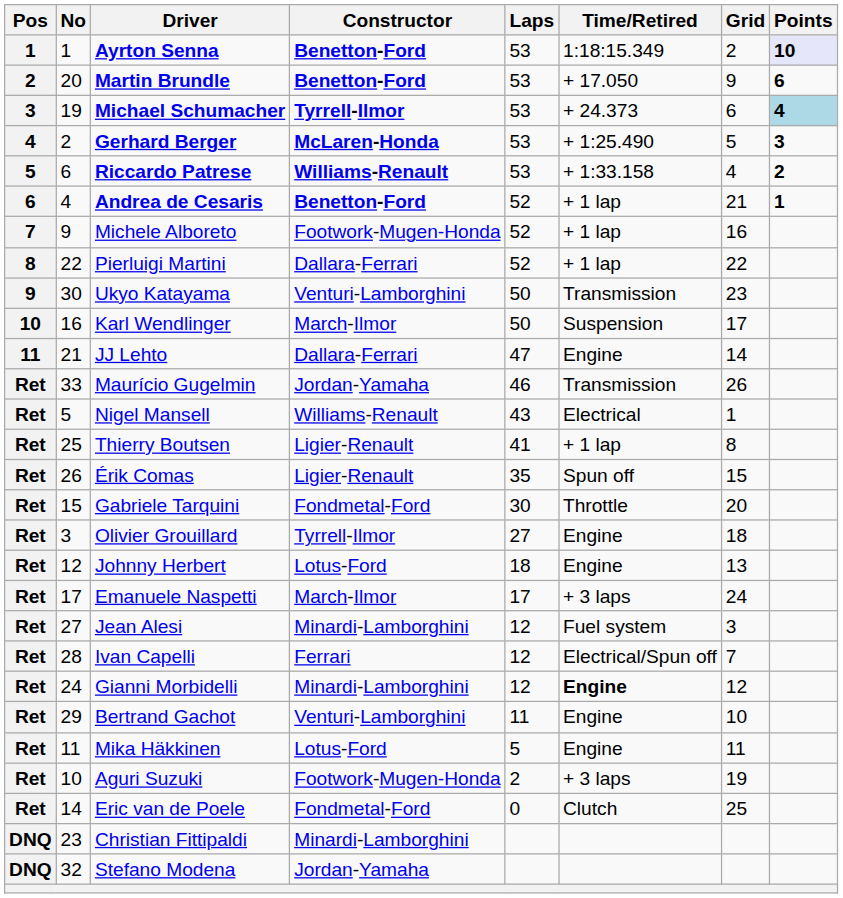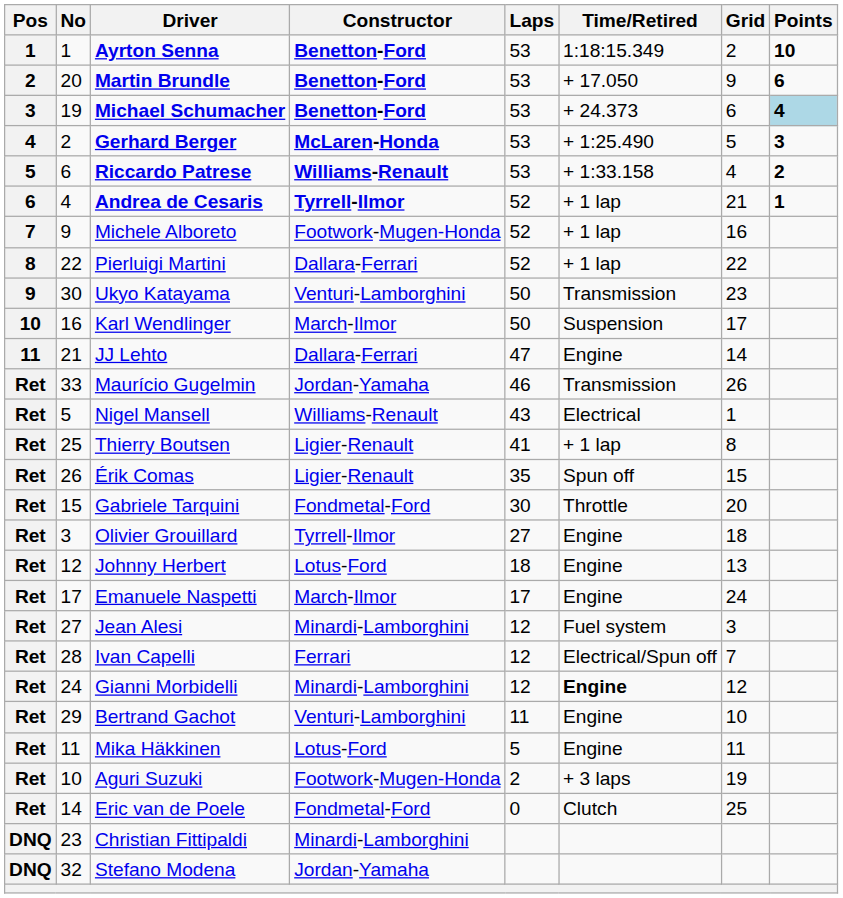(785, 50) lavender background -> (785, 50) no background
(349, 111) Tyrrell-Ilmor -> (360, 111) Benetton-Ford
(360, 202) Benetton-Ford -> (349, 202) Tyrrell-Ilmor
(597, 596) + 3 laps -> (593, 596) Engine
